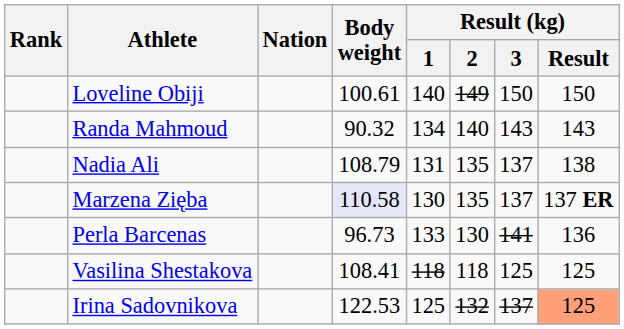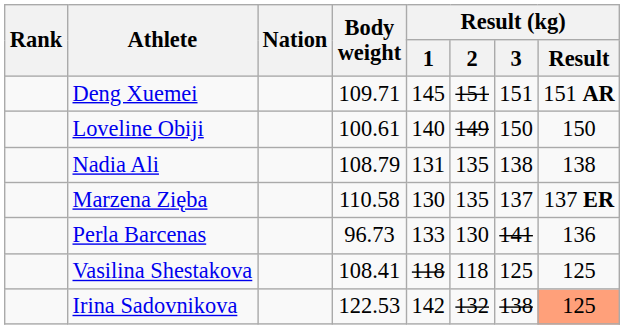+ row: (135, 93)
- row: (150, 128)
(516, 164) 137 -> (516, 164) 138
(369, 199) lavender background -> (369, 199) no background
(428, 306) 125 -> (428, 306) 142
(516, 306) 137 -> (516, 306) 138
